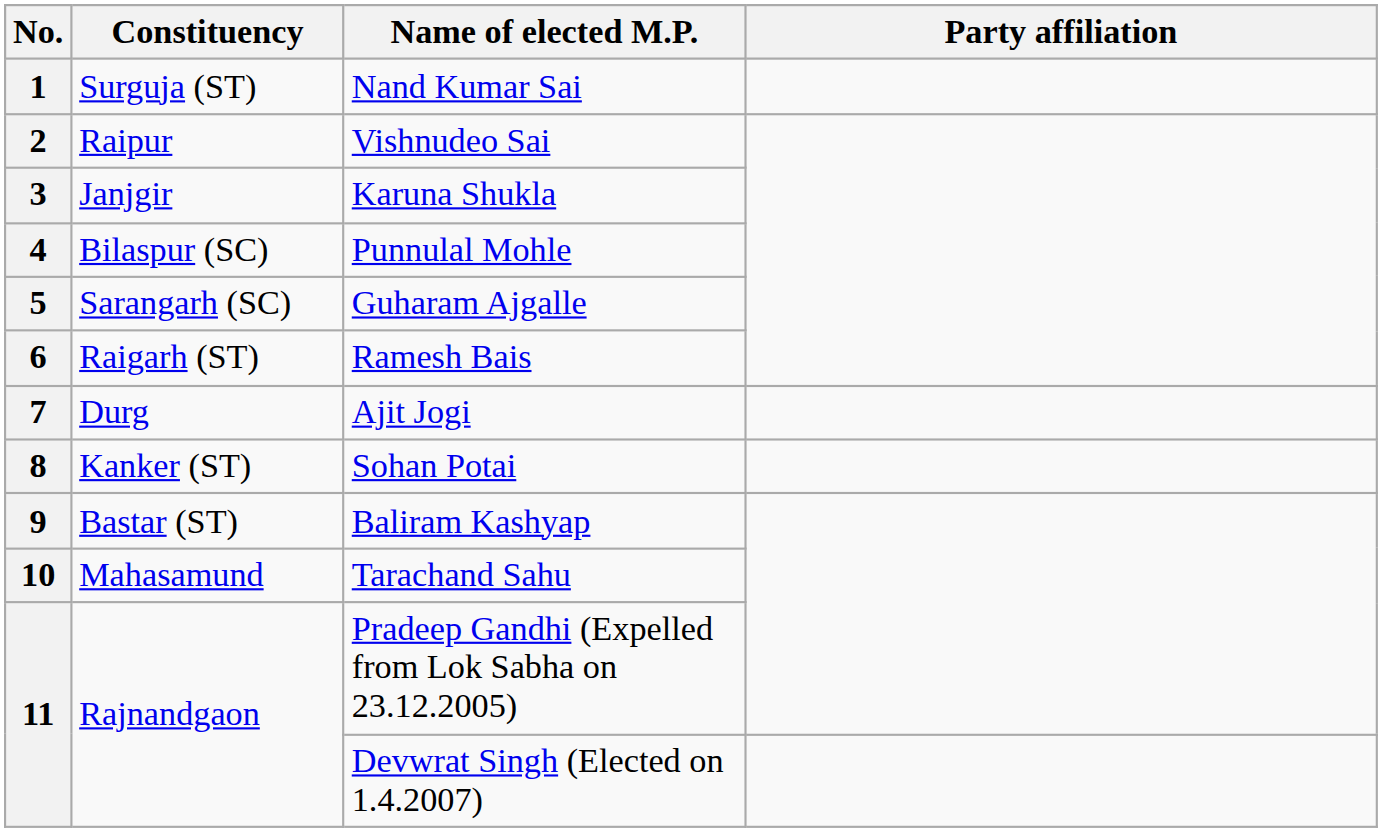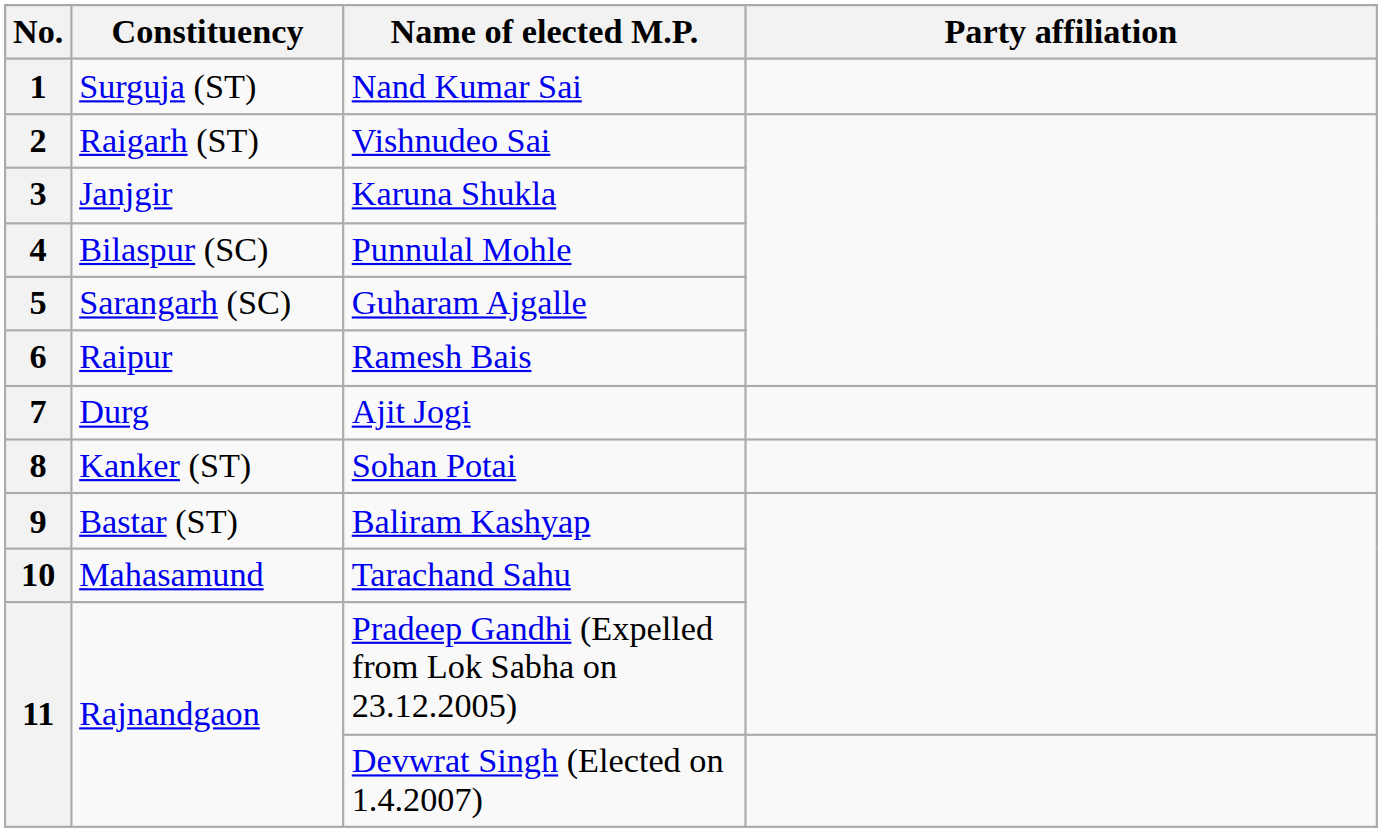(126, 140) Raipur -> (169, 140) Raigarh (ST)
(169, 357) Raigarh (ST) -> (126, 357) Raipur
